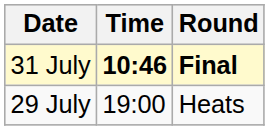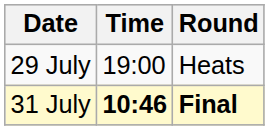rows swapped: (51, 104) <-> (51, 64)
